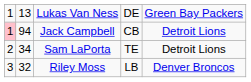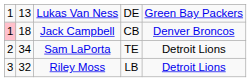(25, 31) 94 -> (25, 31) 18
(194, 31) Detroit Lions -> (194, 31) Denver Broncos
(194, 67) Denver Broncos -> (194, 67) Detroit Lions
